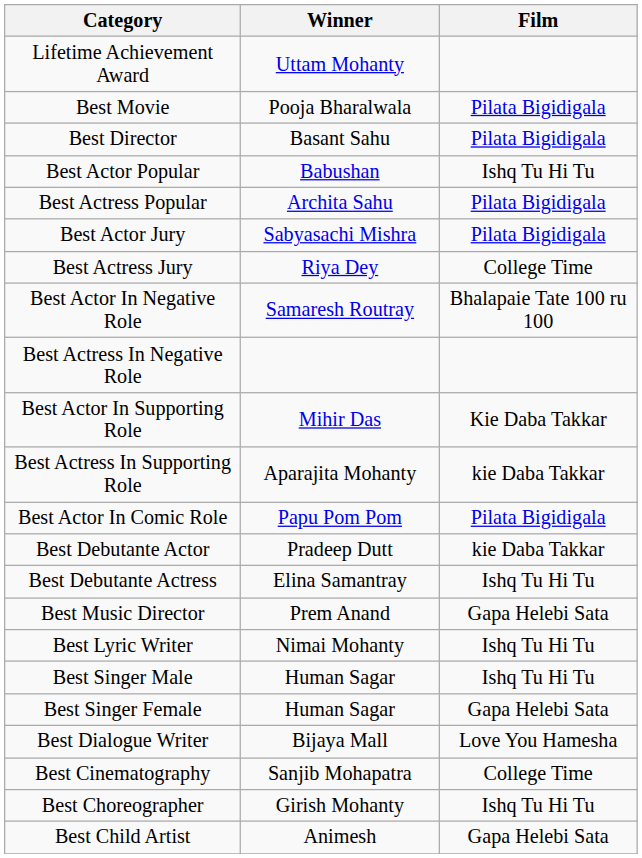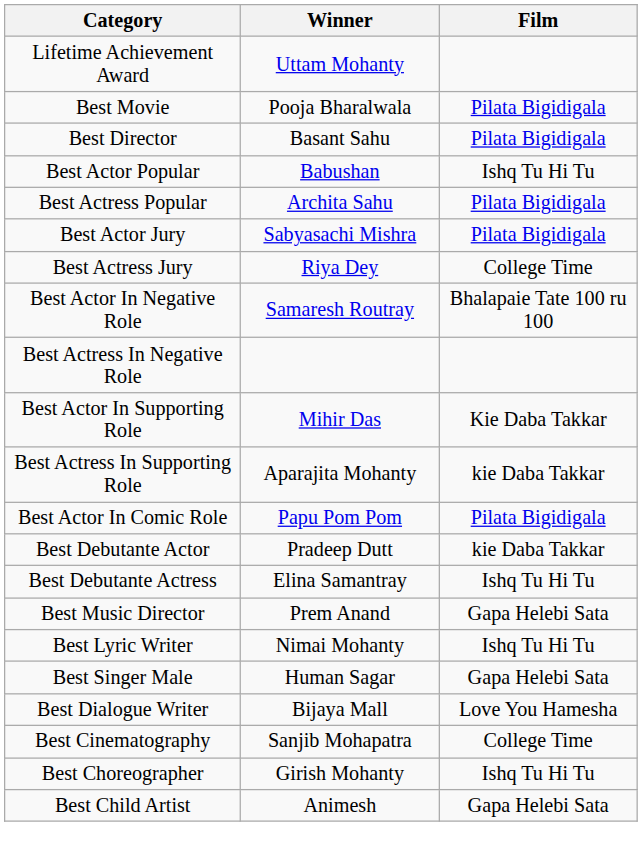(538, 677) Ishq Tu Hi Tu -> (538, 677) Gapa Helebi Sata
- row: (123, 709)
